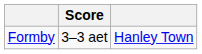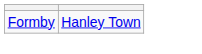- column: (84, 15)
